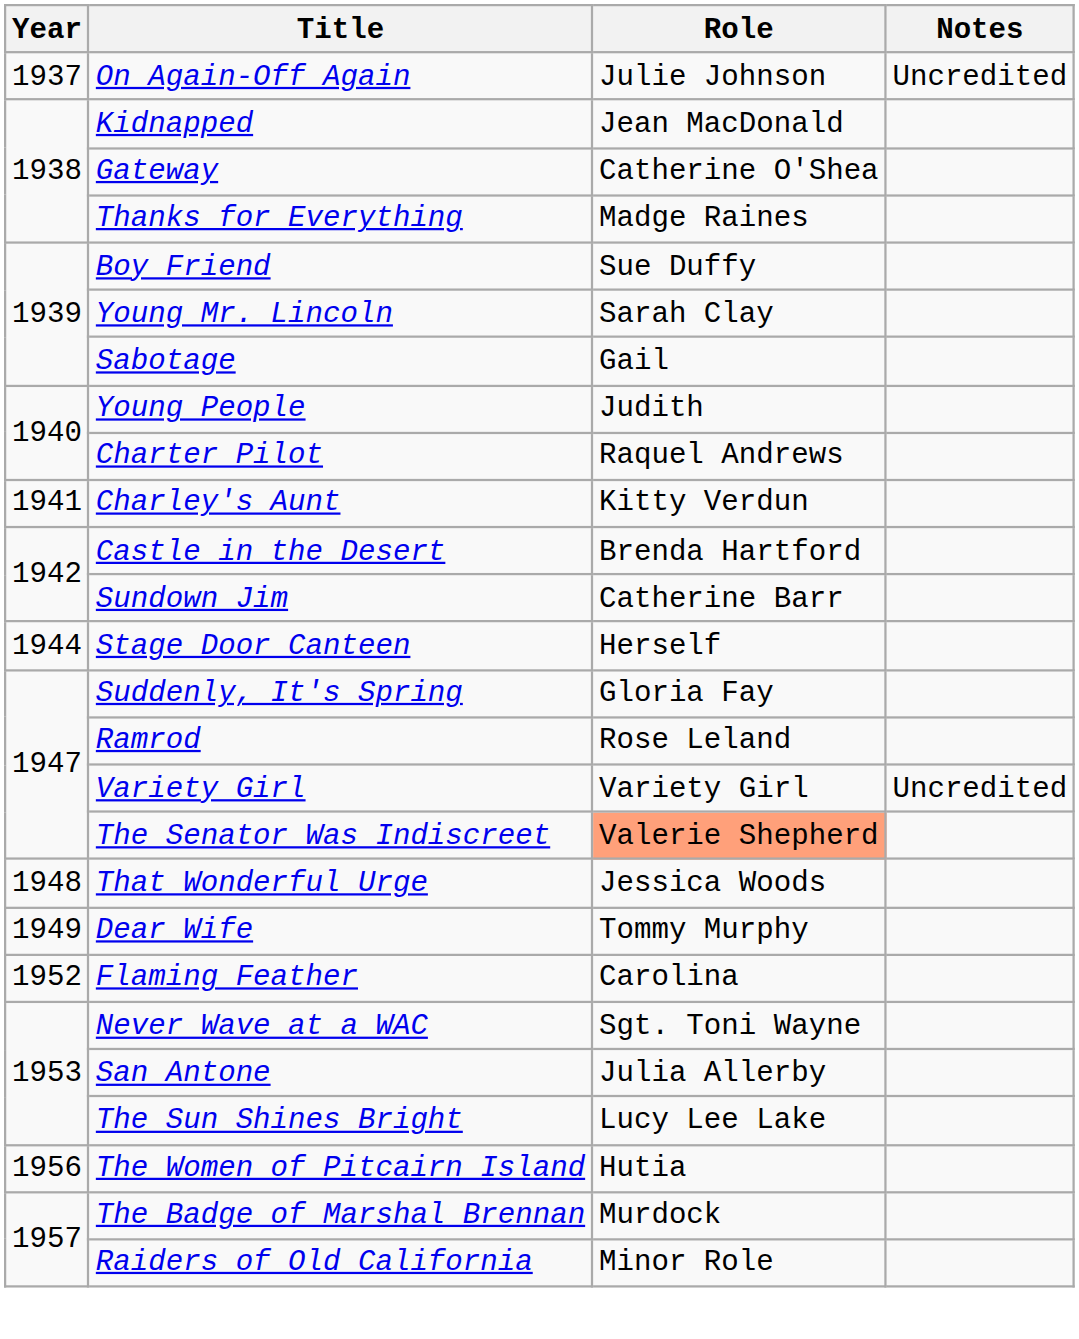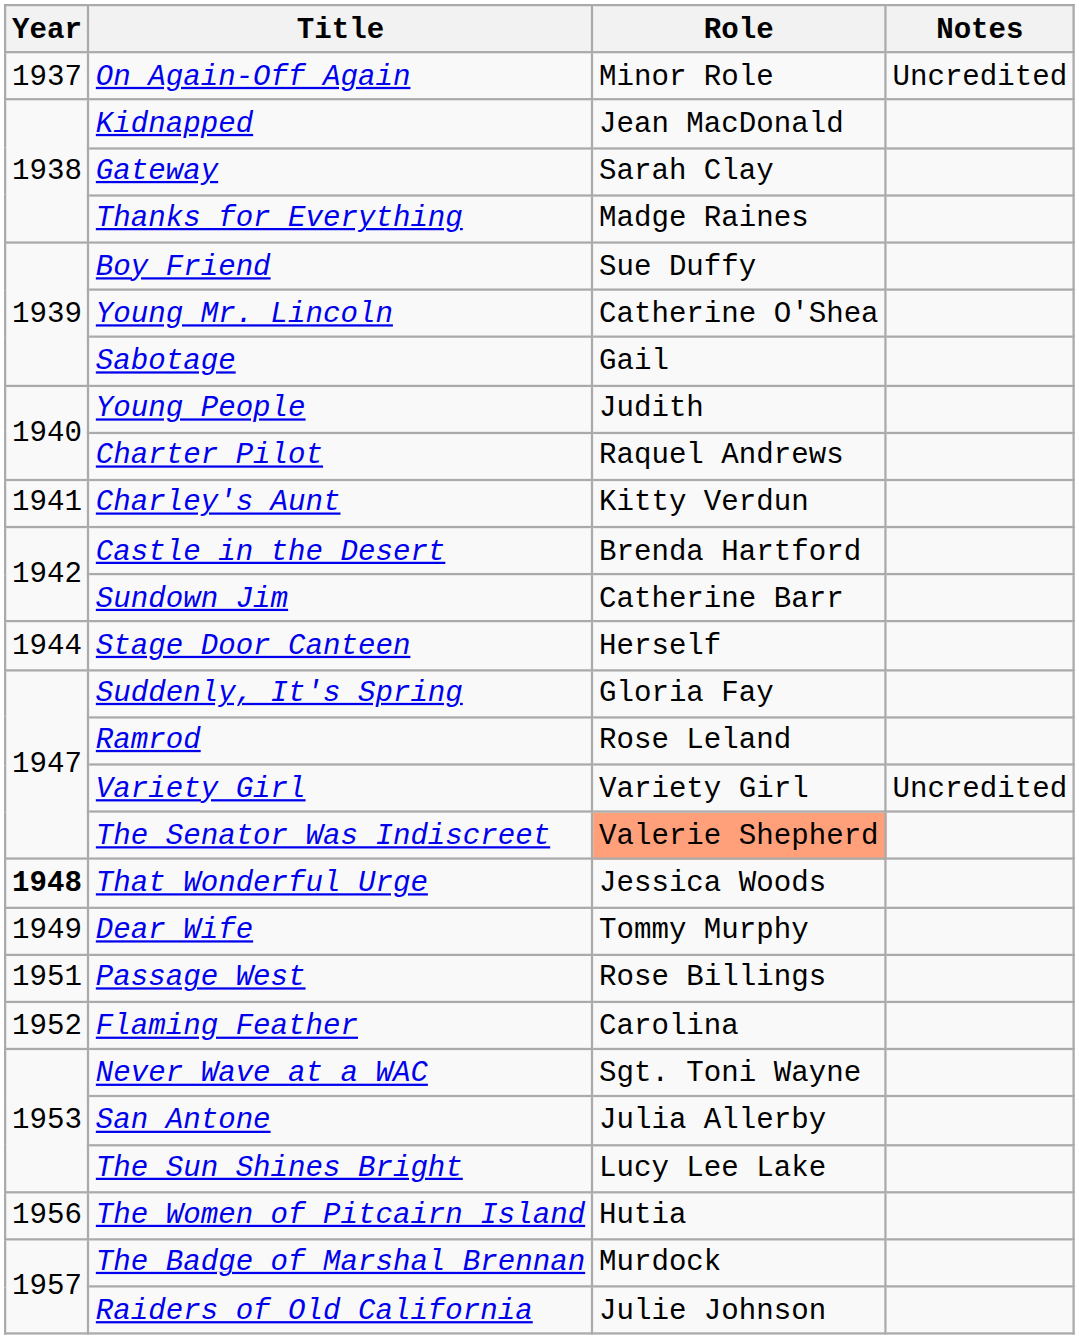(713, 76) Julie Johnson -> (686, 76) Minor Role
(739, 171) Catherine O'Shea -> (686, 171) Sarah Clay
(686, 314) Sarah Clay -> (739, 314) Catherine O'Shea
(47, 883) normal -> (47, 883) bold
+ row: (201, 978)
(686, 1263) Minor Role -> (713, 1310) Julie Johnson
